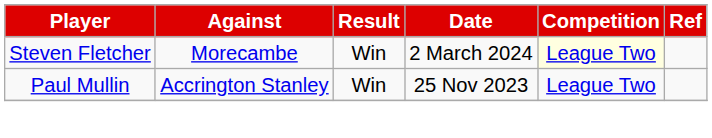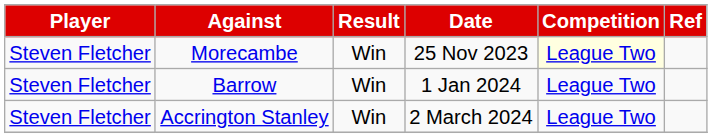(471, 53) 2 March 2024 -> (471, 53) 25 Nov 2023
+ row: (244, 85)
(80, 85) Paul Mullin -> (80, 117) Steven Fletcher
(471, 85) 25 Nov 2023 -> (471, 117) 2 March 2024
